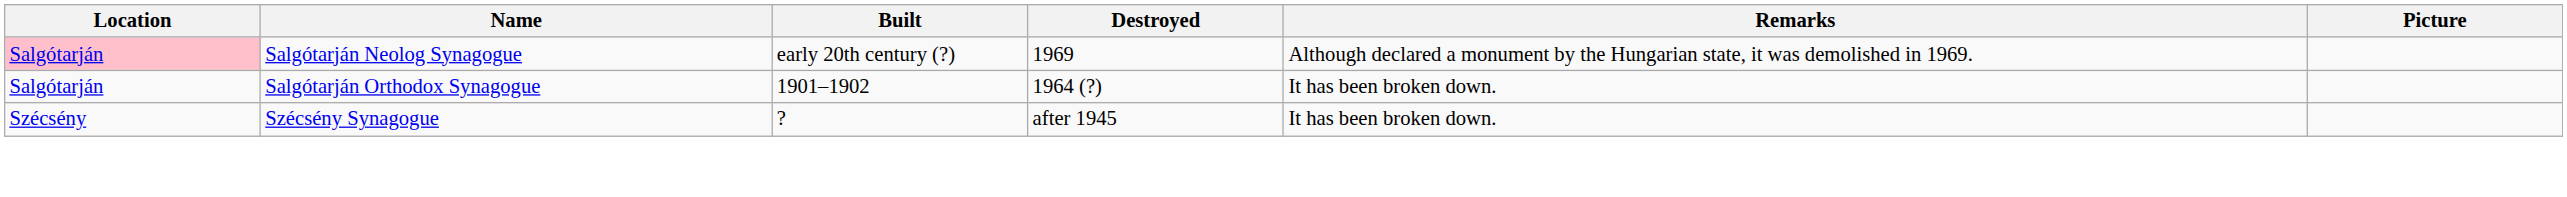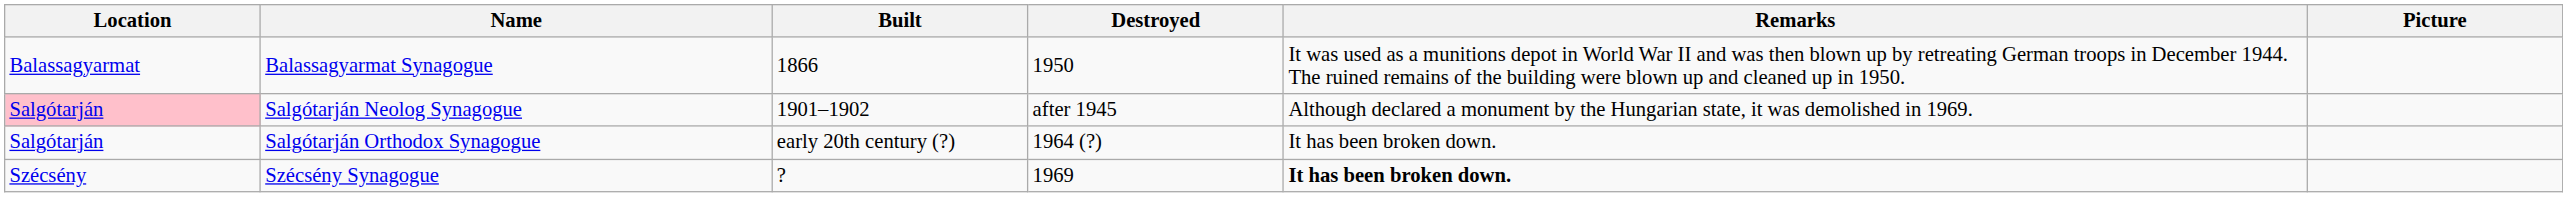+ row: (379, 65)
(866, 53) early 20th century (?) -> (823, 109) 1901–1902
(1053, 53) 1969 -> (1075, 109) after 1945
(823, 86) 1901–1902 -> (866, 142) early 20th century (?)
(1075, 119) after 1945 -> (1053, 175) 1969
(1392, 119) normal -> (1400, 175) bold
